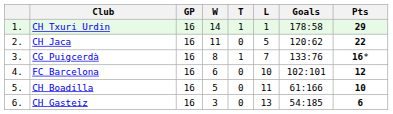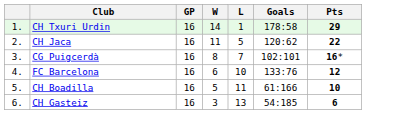- column: (241, 12)
(306, 57) 133:76 -> (281, 57) 102:101
(306, 72) 102:101 -> (281, 72) 133:76
